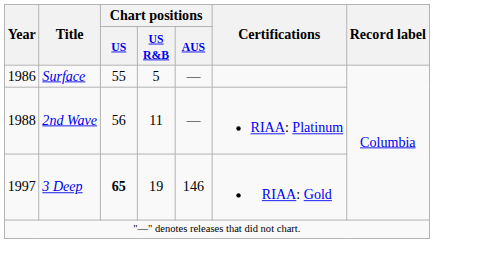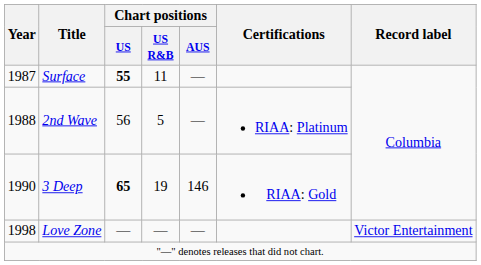(22, 76) 1986 -> (22, 76) 1987
(119, 76) normal -> (123, 76) bold
(156, 76) 5 -> (161, 76) 11
(156, 120) 11 -> (161, 120) 5
(22, 186) 1997 -> (22, 186) 1990
+ row: (72, 231)
